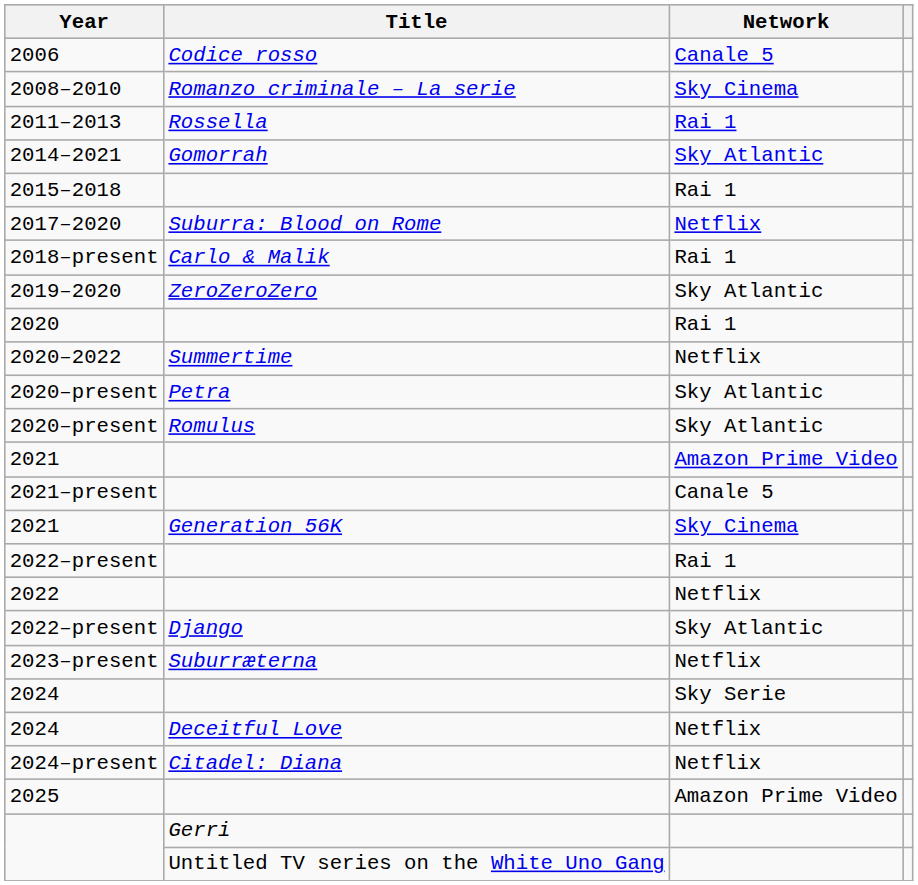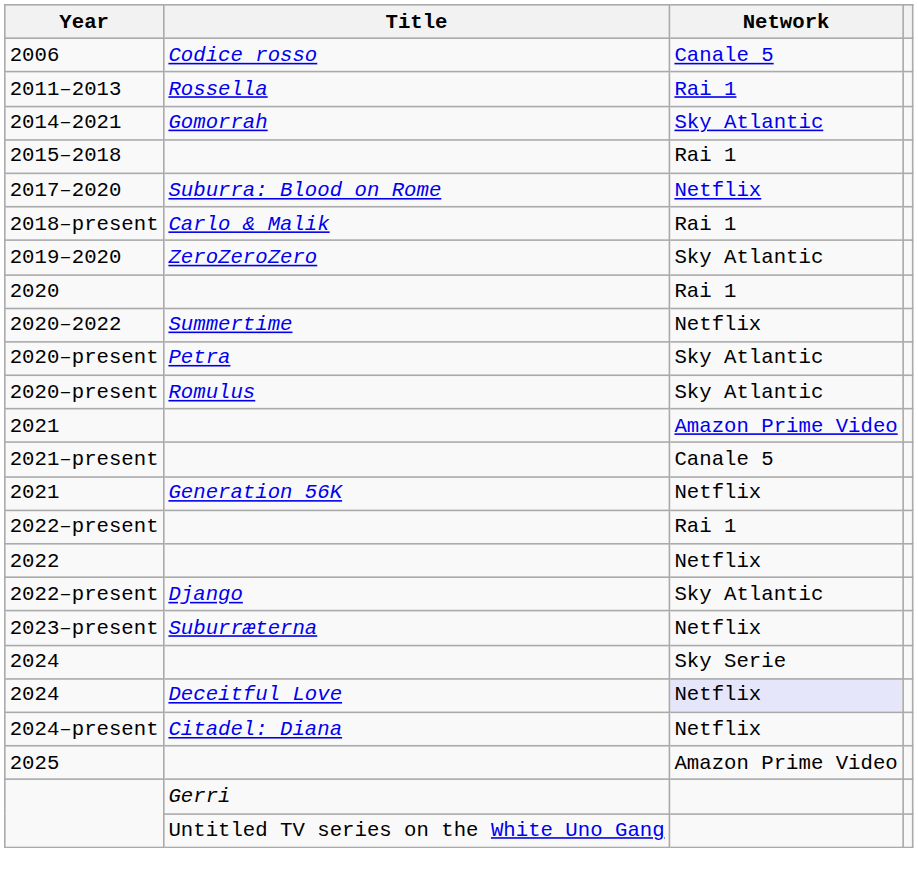- row: (66, 89)
(736, 527) Sky Cinema -> (718, 493) Netflix
(718, 729) no background -> (718, 695) lavender background
